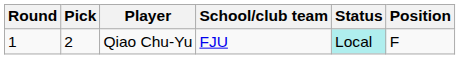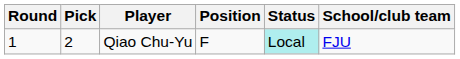columns swapped: (420, 16) <-> (264, 16)
